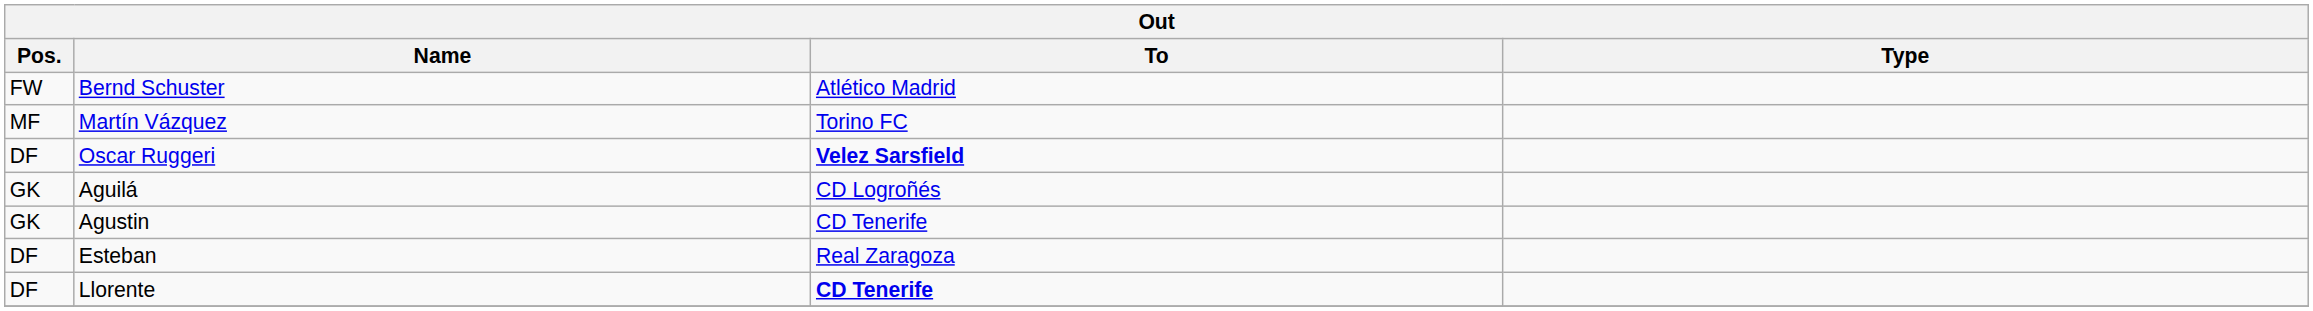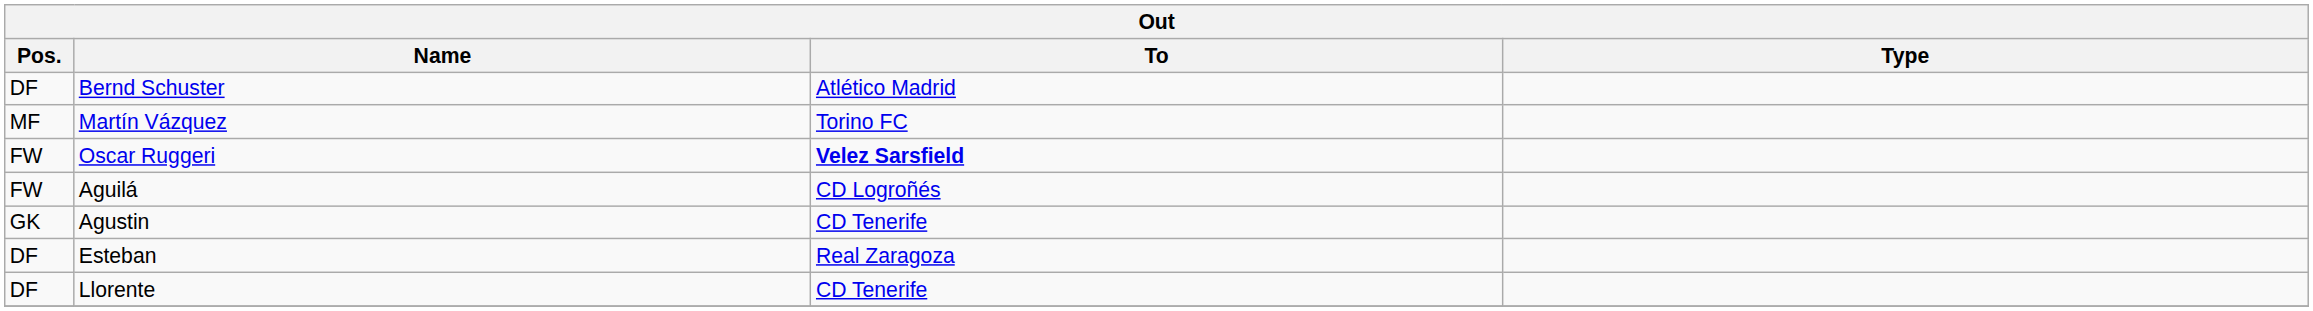(26, 89) FW -> (24, 89) DF
(24, 156) DF -> (26, 156) FW
(25, 189) GK -> (26, 189) FW
(875, 289) bold -> (872, 289) normal
